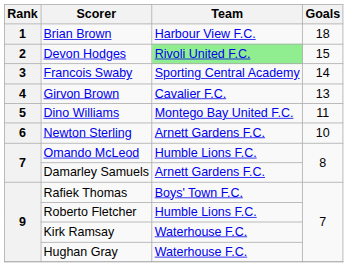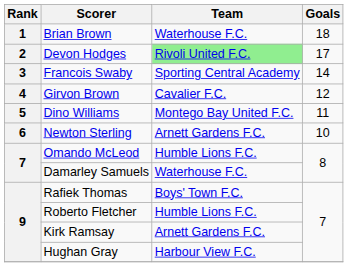(205, 34) Harbour View F.C. -> (201, 34) Waterhouse F.C.
(323, 53) 15 -> (323, 53) 17
(323, 93) 13 -> (323, 93) 12
(210, 172) Arnett Gardens F.C. -> (201, 172) Waterhouse F.C.
(201, 232) Waterhouse F.C. -> (210, 232) Arnett Gardens F.C.
(201, 251) Waterhouse F.C. -> (205, 251) Harbour View F.C.
